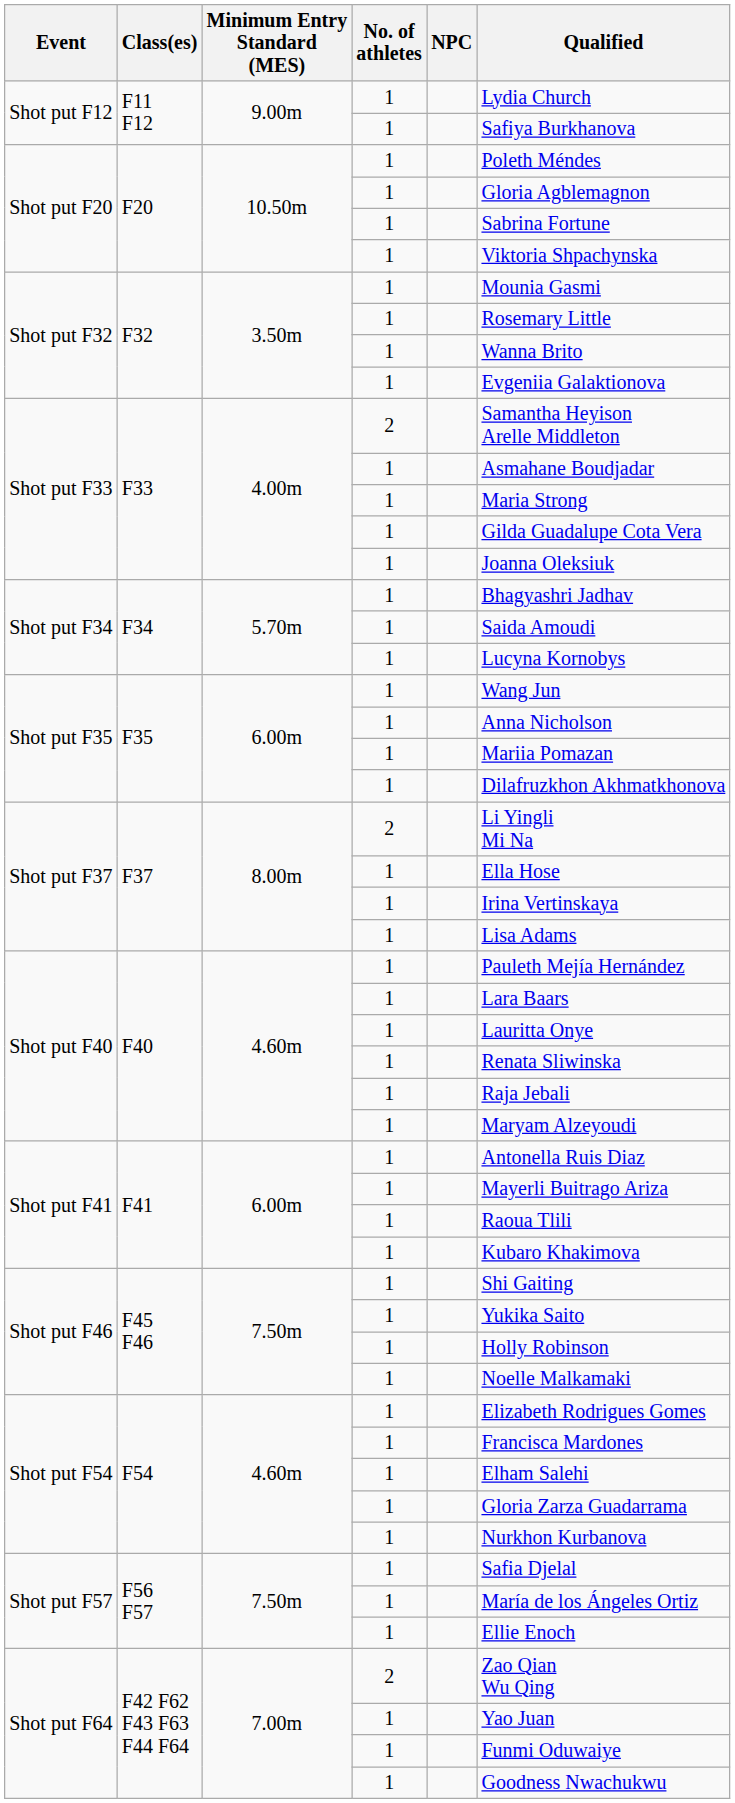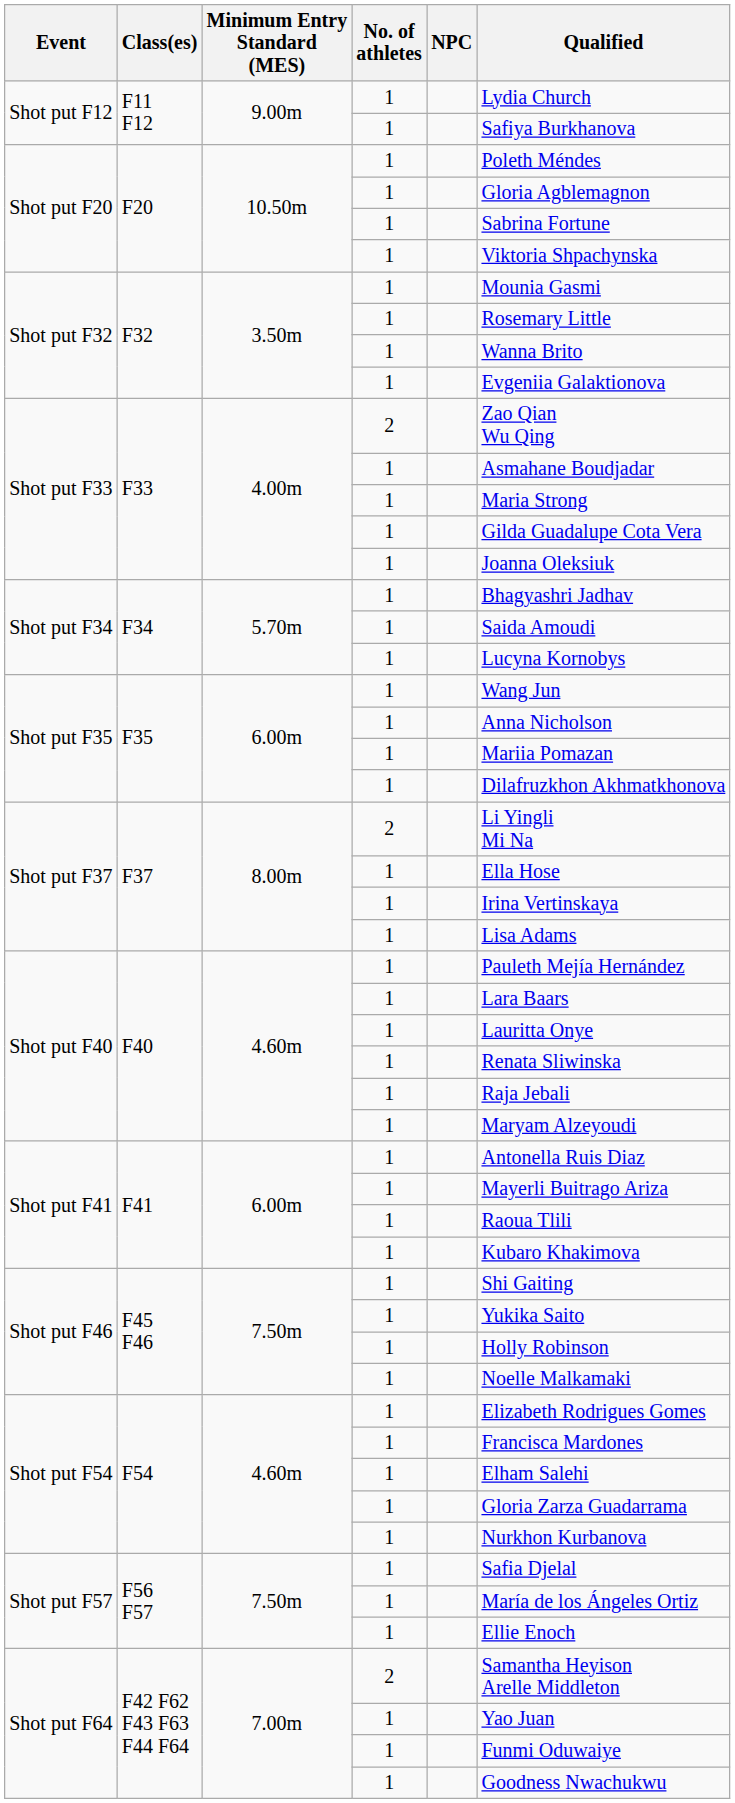(557, 425) Samantha Heyison Arelle Middleton -> (519, 425) Zao Qian Wu Qing
(519, 1675) Zao Qian Wu Qing -> (557, 1675) Samantha Heyison Arelle Middleton
